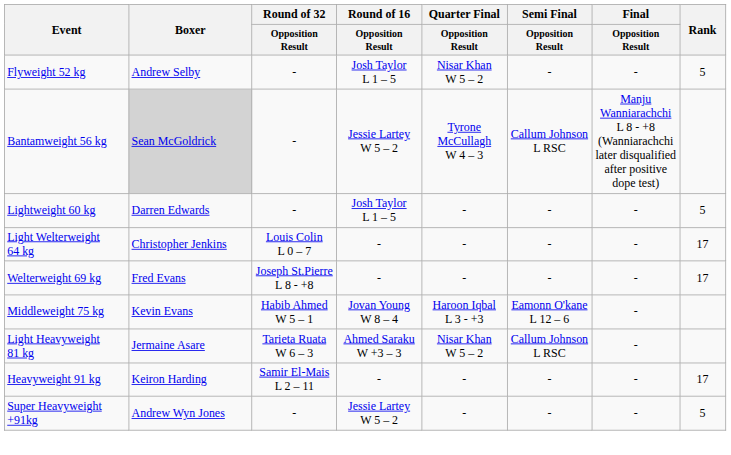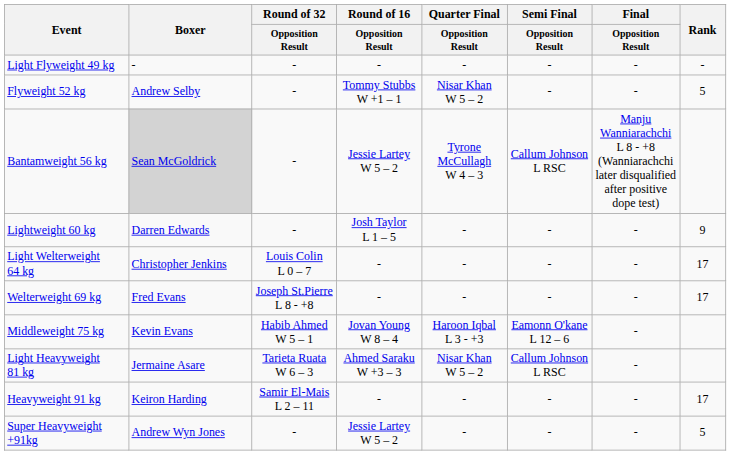+ row: (61, 65)
(379, 72) Josh Taylor L 1 – 5 -> (379, 92) Tommy Stubbs W +1 – 1
(702, 210) 5 -> (702, 230) 9
